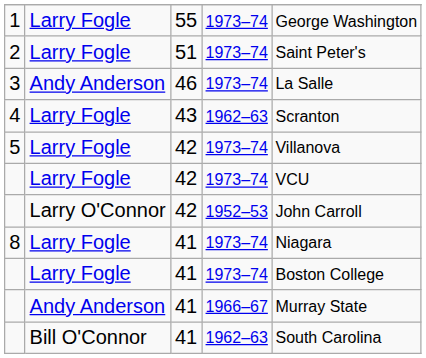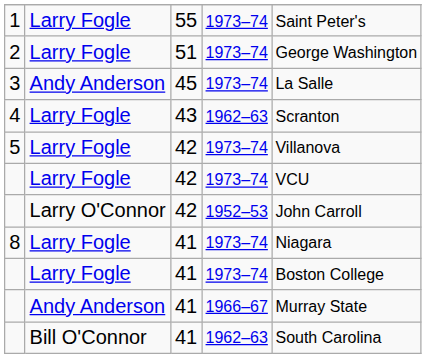(346, 20) George Washington -> (321, 20) Saint Peter's
(321, 52) Saint Peter's -> (346, 52) George Washington
(186, 83) 46 -> (186, 83) 45
